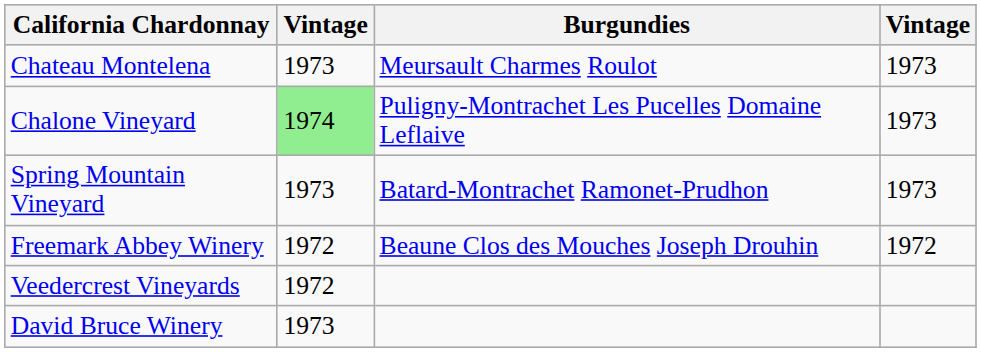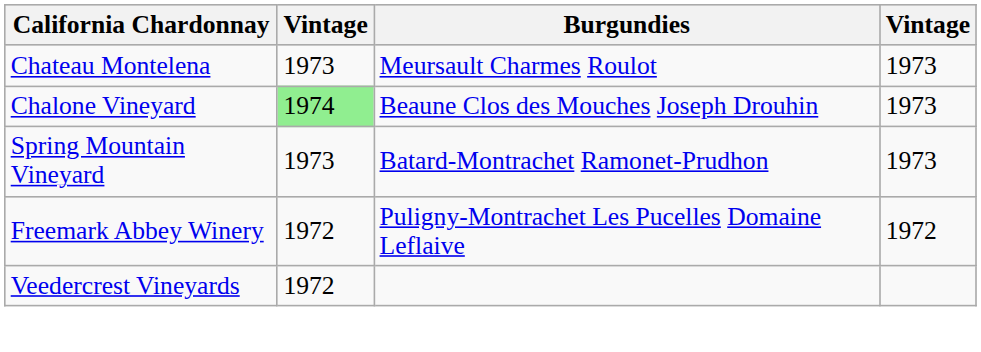(600, 120) Puligny-Montrachet Les Pucelles Domaine Leflaive -> (599, 106) Beaune Clos des Mouches Joseph Drouhin
(599, 244) Beaune Clos des Mouches Joseph Drouhin -> (600, 230) Puligny-Montrachet Les Pucelles Domaine Leflaive
- row: (117, 326)
